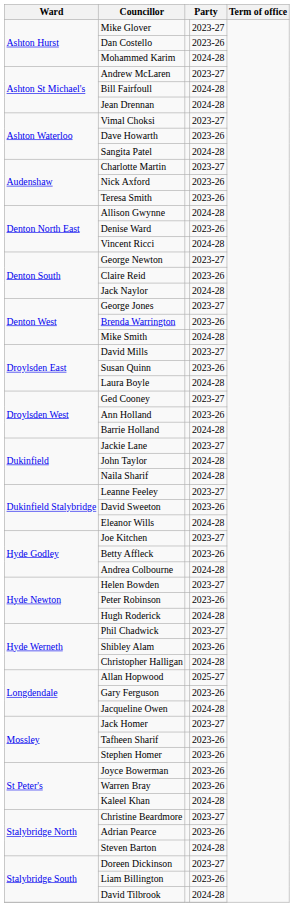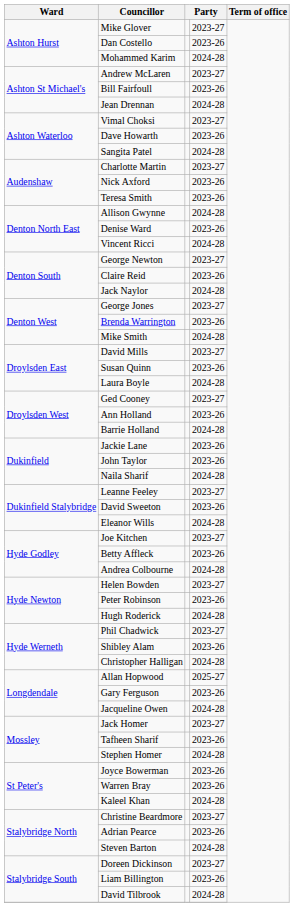(208, 89) 2024-28 -> (208, 89) 2023-26
(208, 445) 2023-27 -> (208, 445) 2023-26
(208, 461) 2024-28 -> (208, 461) 2023-26
(208, 755) 2023-26 -> (208, 755) 2024-28
